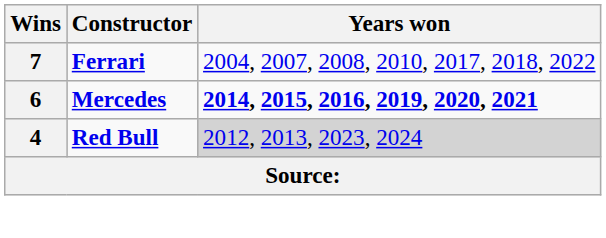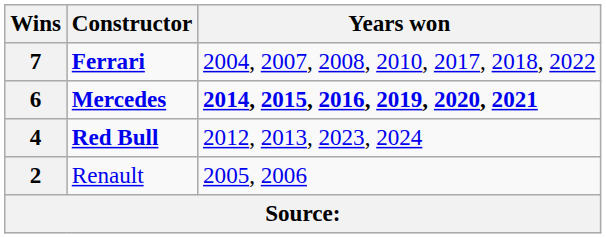(313, 138) lightgrey background -> (313, 138) no background
+ row: (36, 176)
